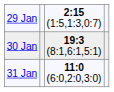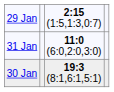rows swapped: (22, 46) <-> (22, 73)
